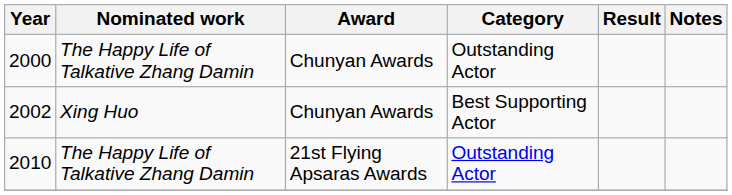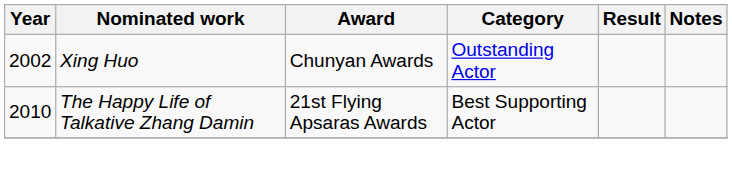- row: (30, 60)
(519, 112) Best Supporting Actor -> (503, 60) Outstanding Actor
(503, 163) Outstanding Actor -> (519, 112) Best Supporting Actor
